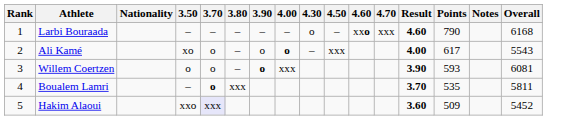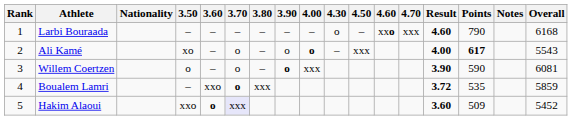+ column: (213, 13)
(452, 50) normal -> (477, 50) bold
(452, 68) 593 -> (477, 68) 590
(416, 86) 3.70 -> (441, 86) 3.72
(522, 86) 5811 -> (547, 86) 5859
